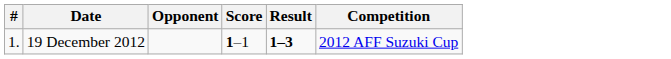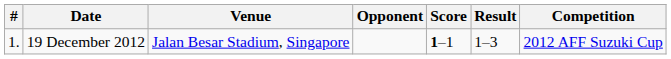+ column: (251, 16)
(281, 41) bold -> (486, 41) normal
